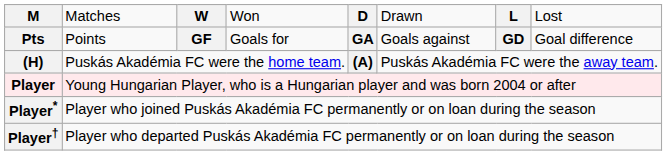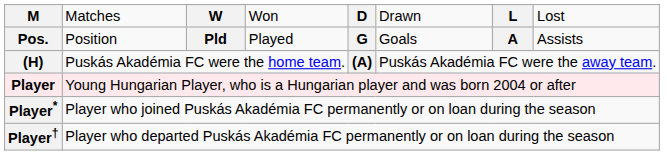- row: (33, 39)
+ row: (33, 39)
